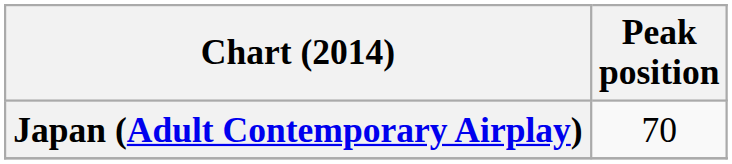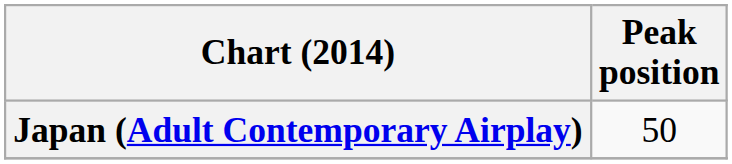(659, 128) 70 -> (659, 128) 50
